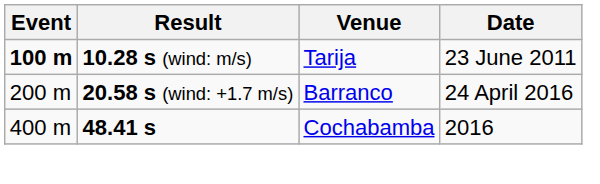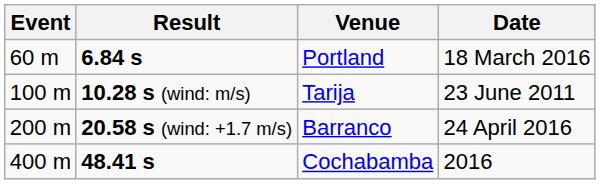+ row: (112, 57)
(41, 57) bold -> (40, 92) normal
